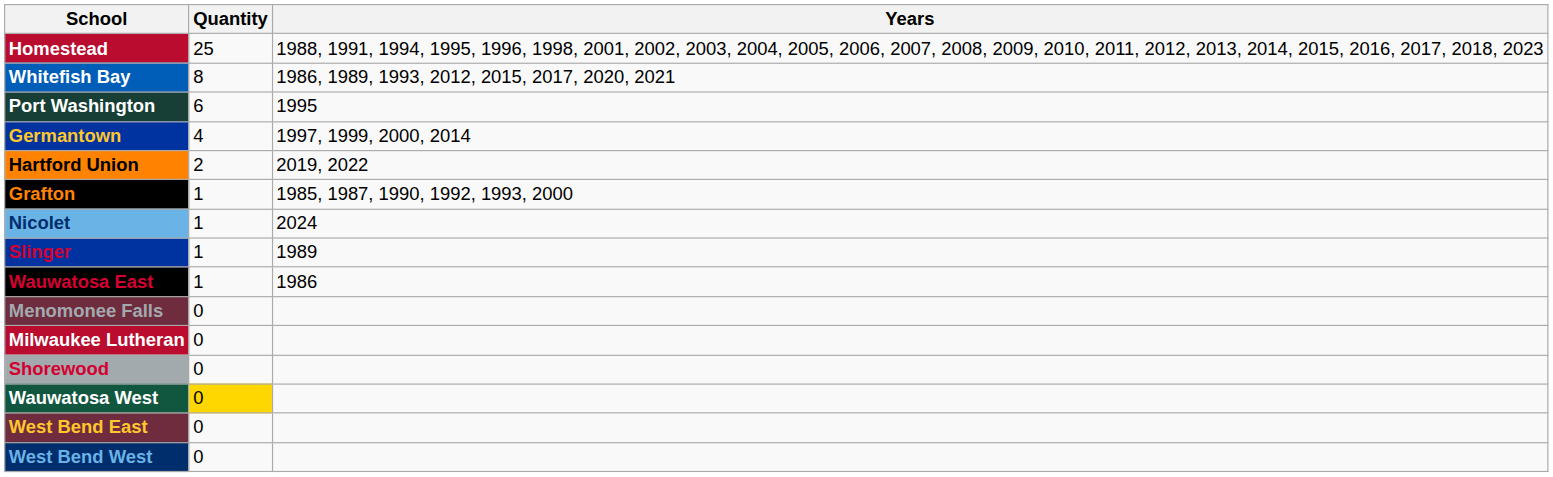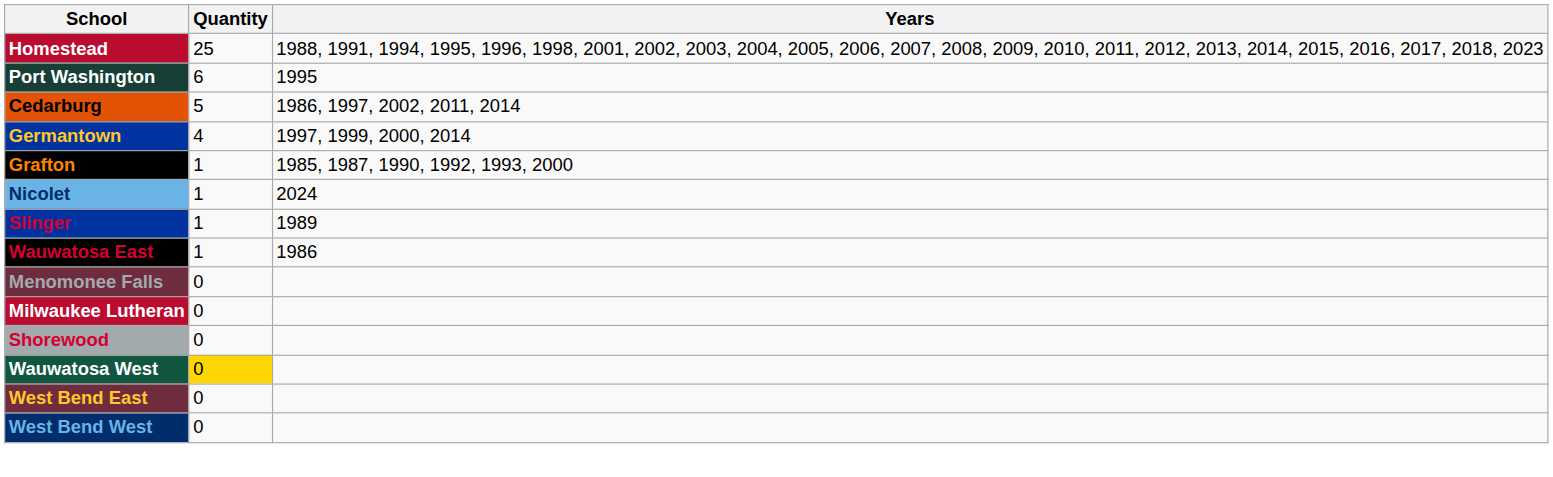- row: (70, 77)
+ row: (55, 106)
- row: (74, 164)
